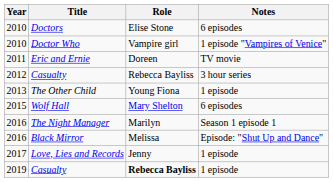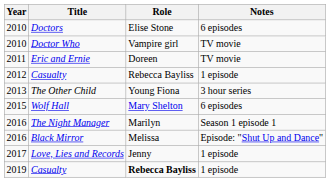(263, 43) 1 episode "Vampires of Venice" -> (221, 43) TV movie
(226, 75) 3 hour series -> (219, 75) 1 episode
(219, 91) 1 episode -> (226, 91) 3 hour series
